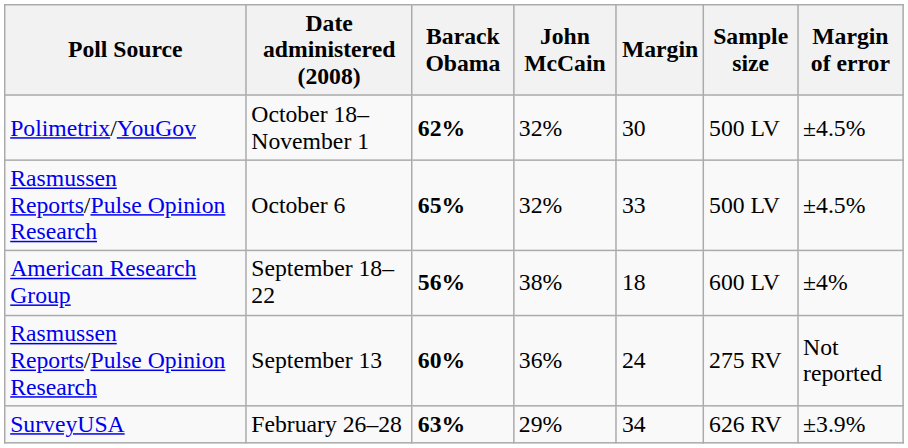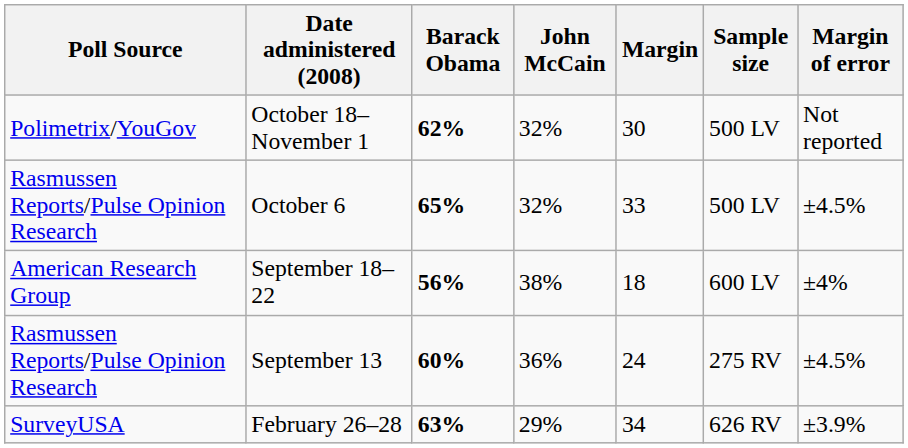(834, 127) ±4.5% -> (843, 127) Not reported
(843, 359) Not reported -> (834, 359) ±4.5%
